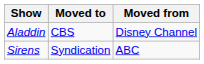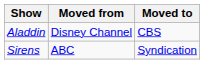columns swapped: (156, 13) <-> (81, 13)
